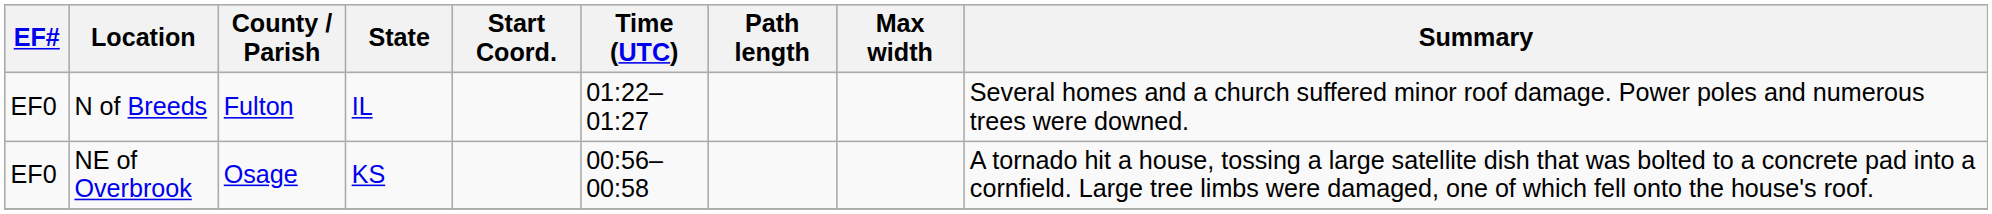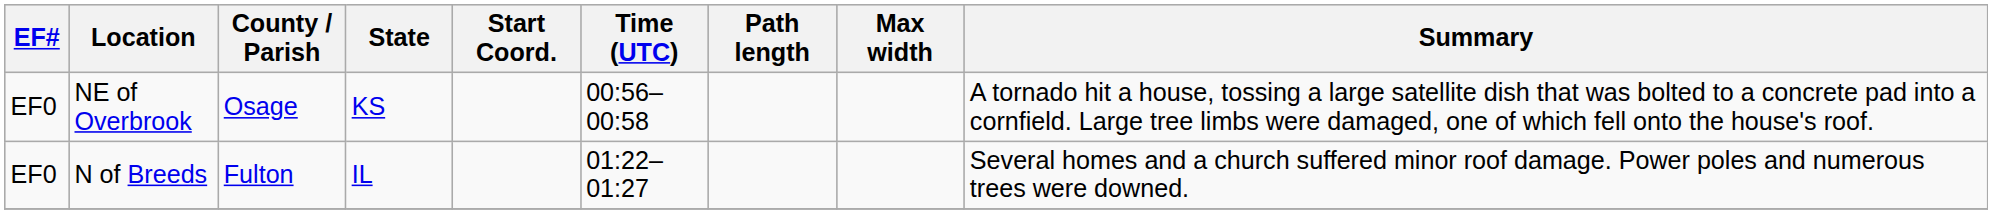rows swapped: (133, 174) <-> (141, 106)
